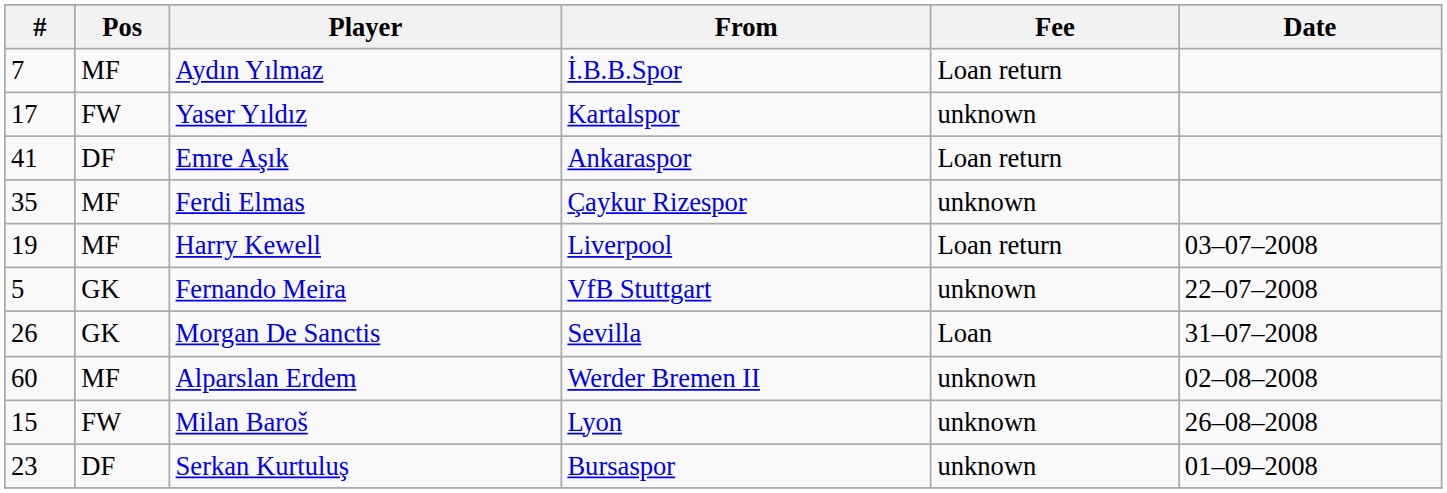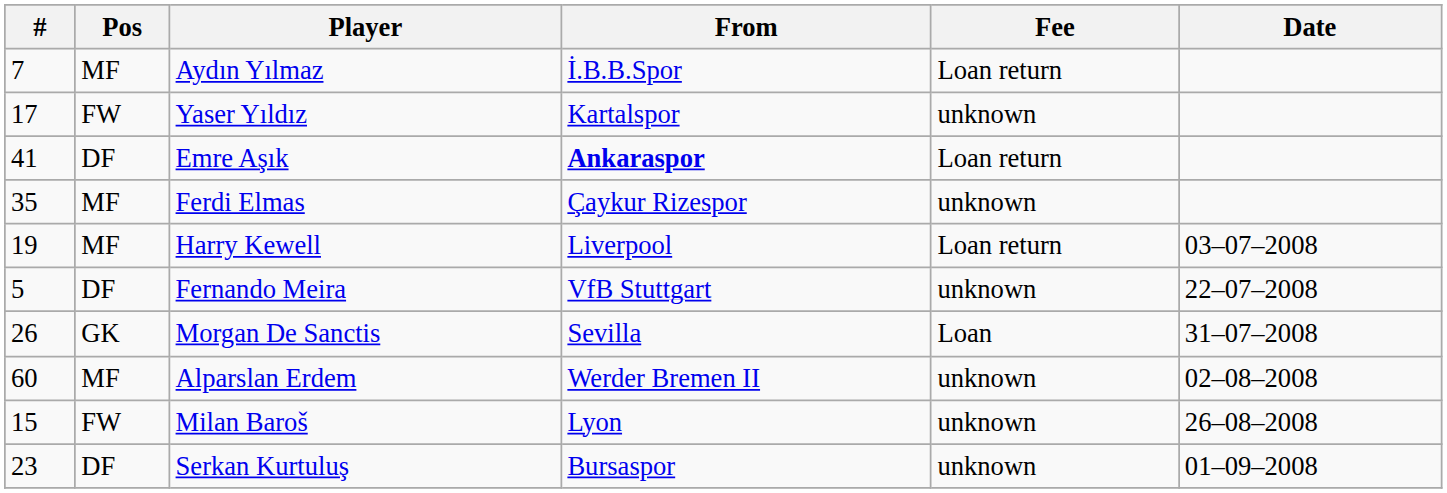(629, 158) normal -> (636, 158) bold
(101, 289) GK -> (98, 289) DF
